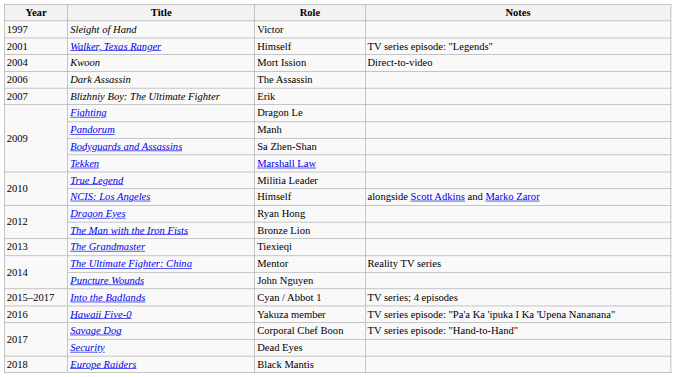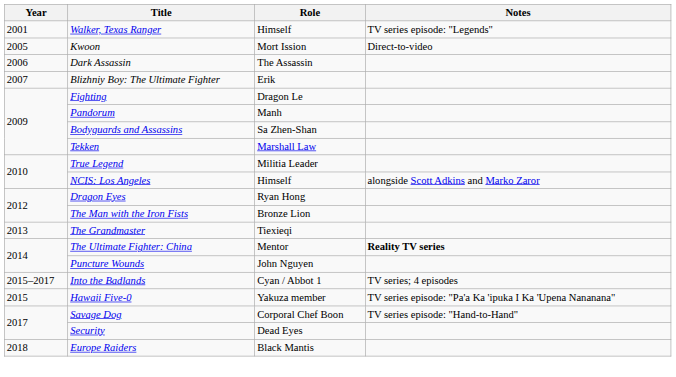- row: (103, 29)
(17, 63) 2004 -> (17, 46) 2005
(404, 264) normal -> (406, 247) bold
(17, 314) 2016 -> (17, 297) 2015
